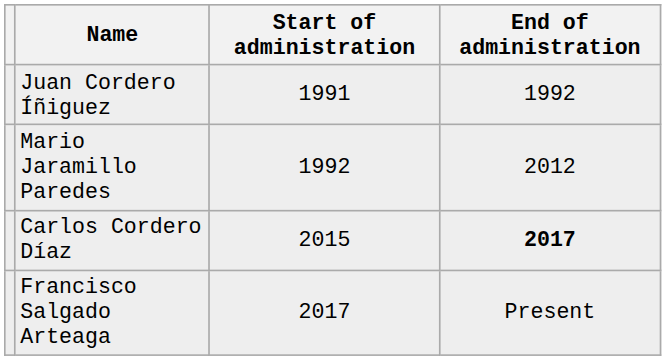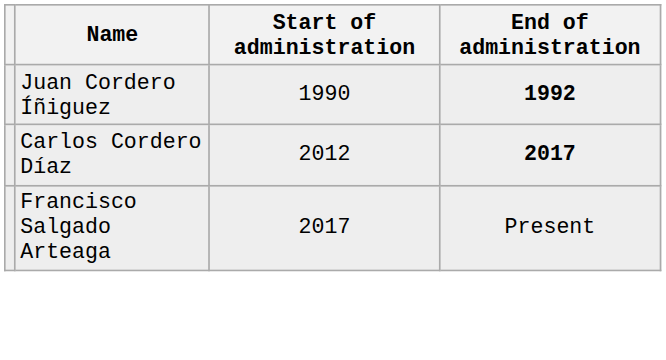(324, 95) 1991 -> (324, 95) 1990
(550, 95) normal -> (550, 95) bold
- row: (79, 167)
(324, 240) 2015 -> (324, 155) 2012
